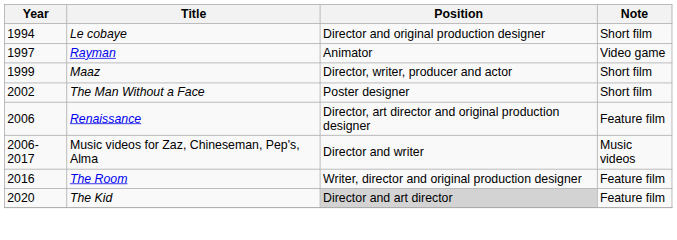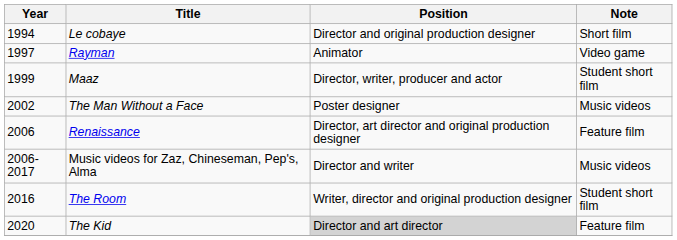(626, 72) Short film -> (616, 79) Student short film
(626, 92) Short film -> (615, 106) Music videos
(632, 178) Feature film -> (616, 199) Student short film
